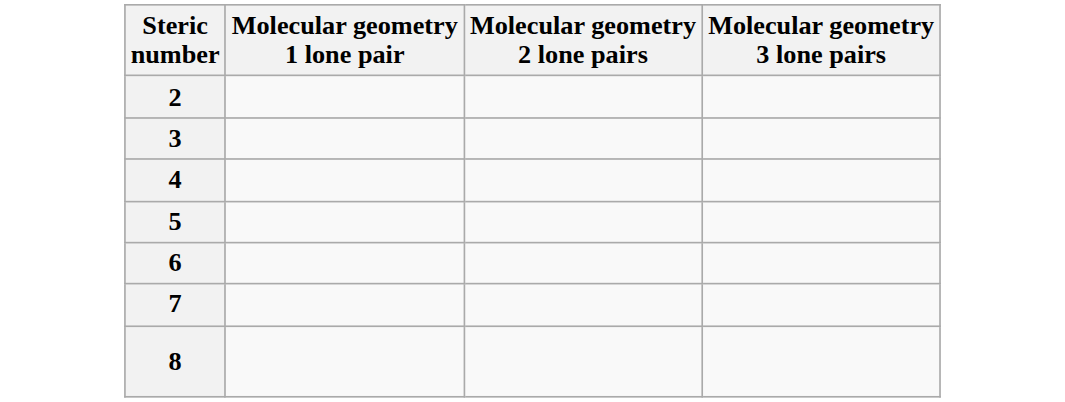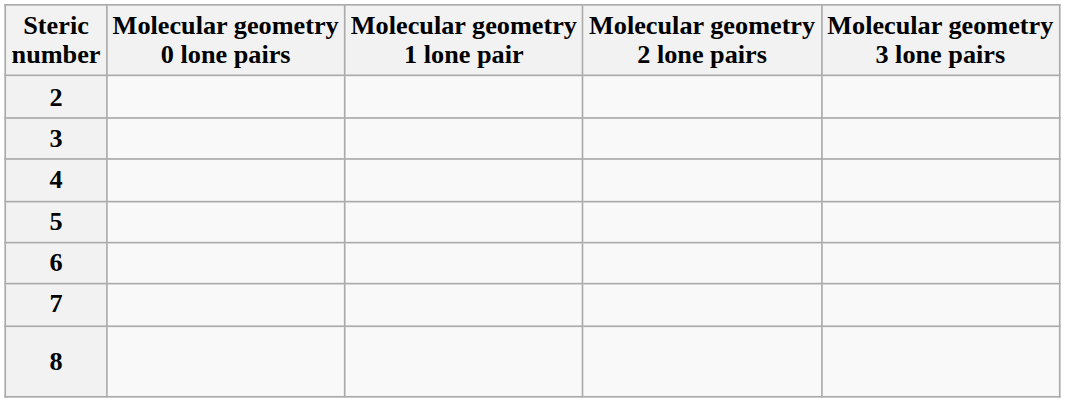+ column: (226, 40)
